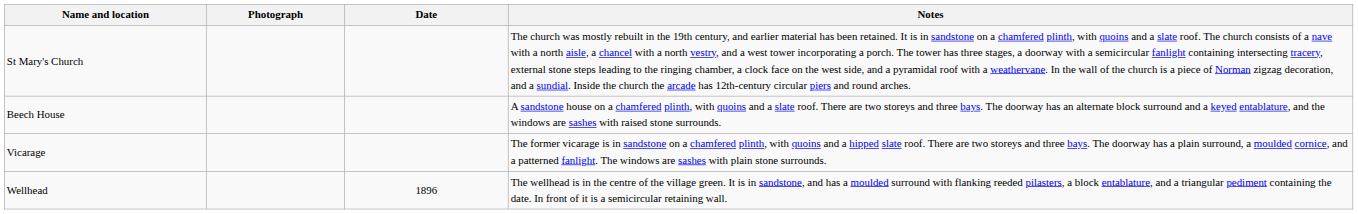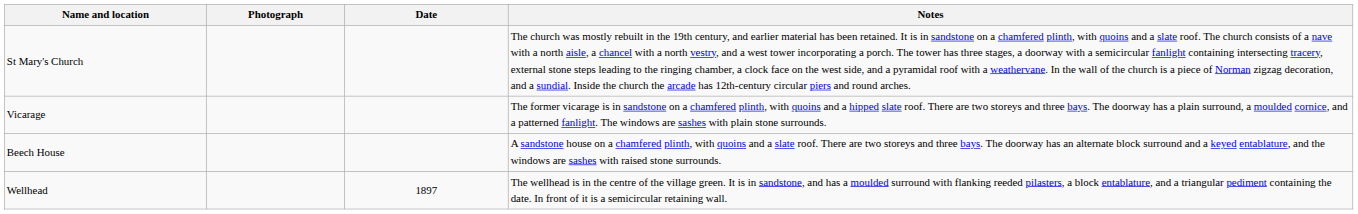rows swapped: (36, 114) <-> (26, 152)
(426, 190) 1896 -> (426, 190) 1897
